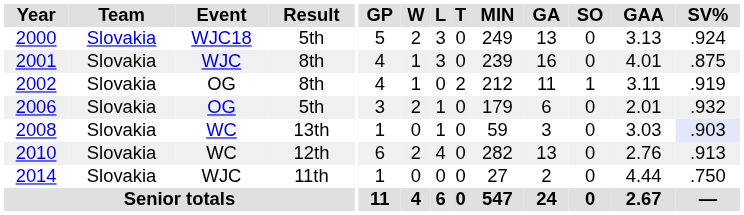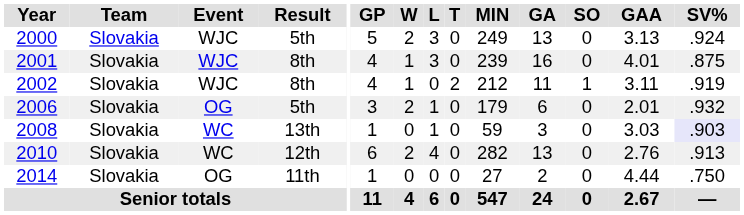(221, 38) WJC18 -> (218, 38) WJC
(221, 84) OG -> (218, 84) WJC
(221, 176) WJC -> (218, 176) OG
